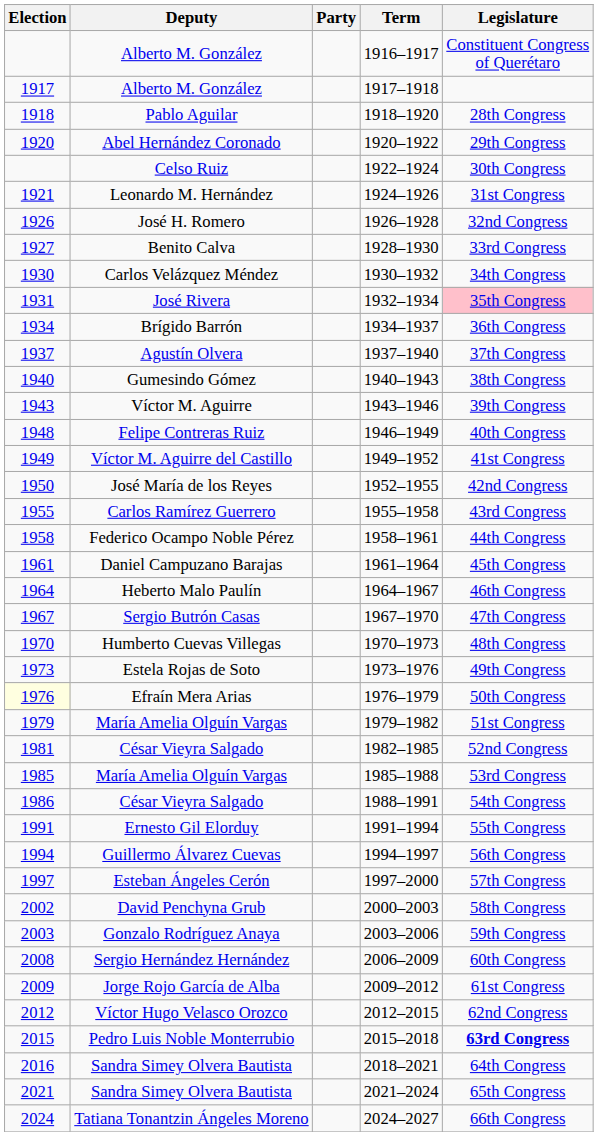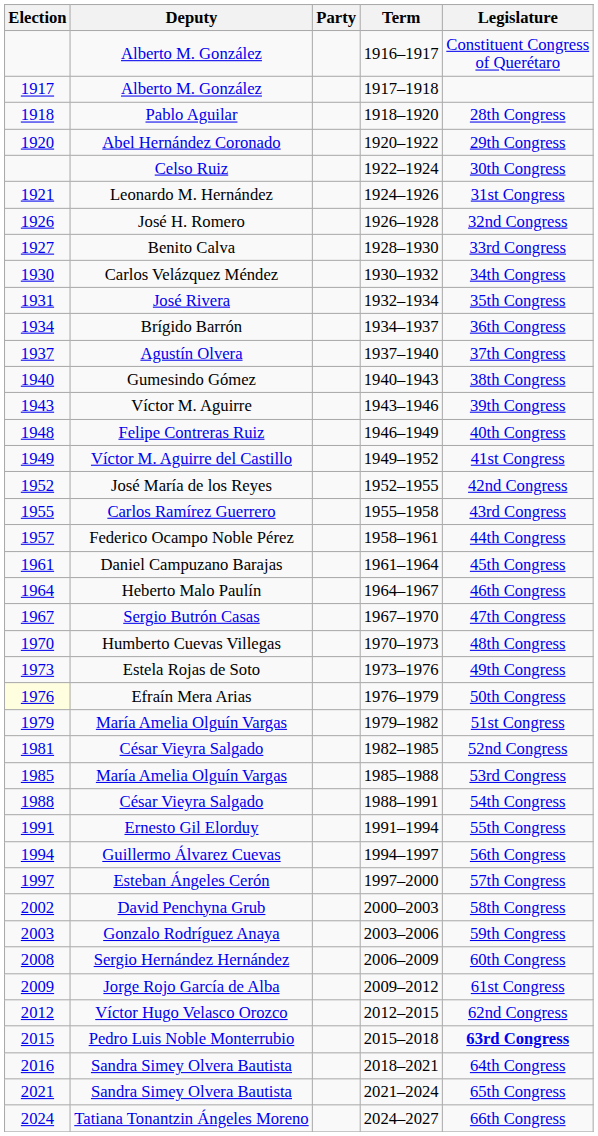(518, 300) pink background -> (518, 300) no background
(37, 485) 1950 -> (37, 485) 1952
(37, 537) 1958 -> (37, 537) 1957
(37, 801) 1986 -> (37, 801) 1988
